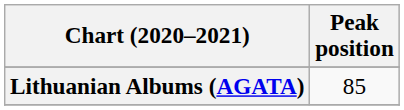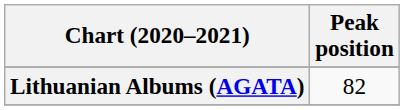(354, 85) 85 -> (354, 85) 82
